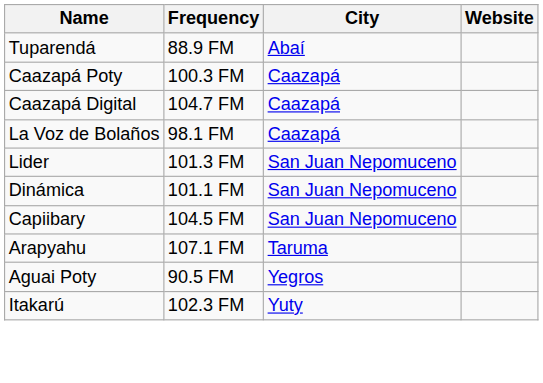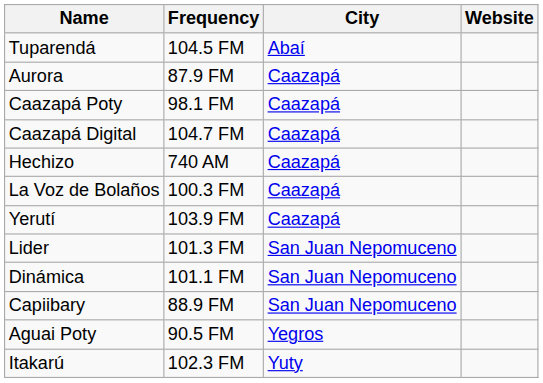(201, 47) 88.9 FM -> (206, 47) 104.5 FM
+ row: (36, 76)
(206, 76) 100.3 FM -> (201, 104) 98.1 FM
+ row: (41, 162)
(201, 133) 98.1 FM -> (206, 190) 100.3 FM
+ row: (32, 219)
(206, 219) 104.5 FM -> (201, 305) 88.9 FM
- row: (47, 248)
